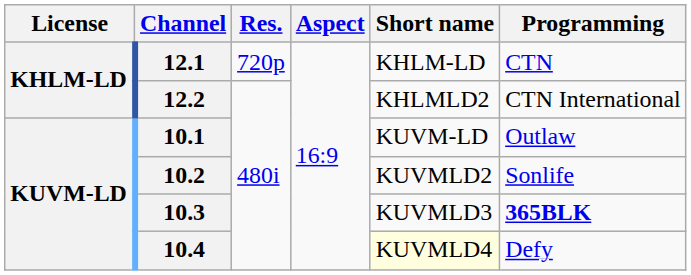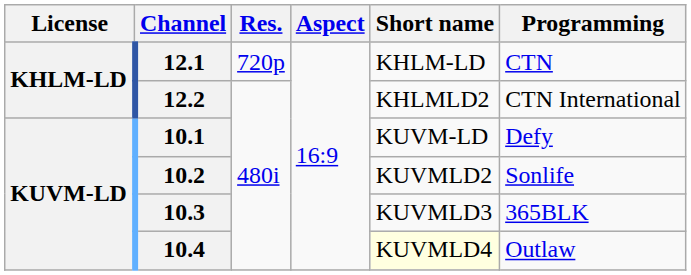(540, 136) Outlaw -> (529, 136) Defy
(548, 212) bold -> (547, 212) normal
(529, 250) Defy -> (540, 250) Outlaw
